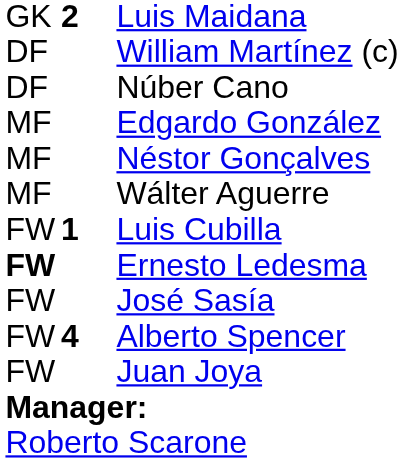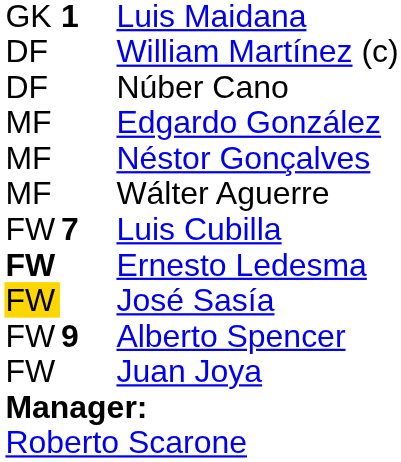(70, 16) 2 -> (70, 16) 1
(70, 229) 1 -> (70, 229) 7
(30, 300) no background -> (30, 300) gold background
(70, 335) 4 -> (70, 335) 9
